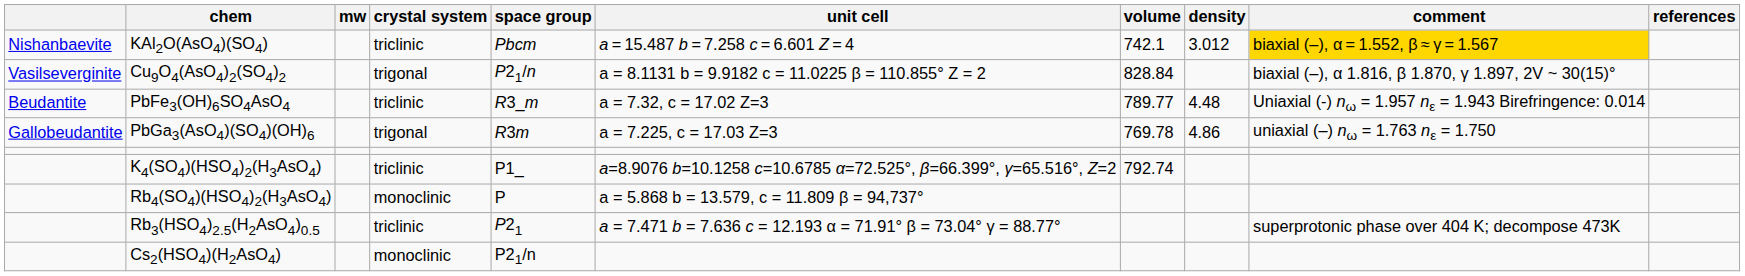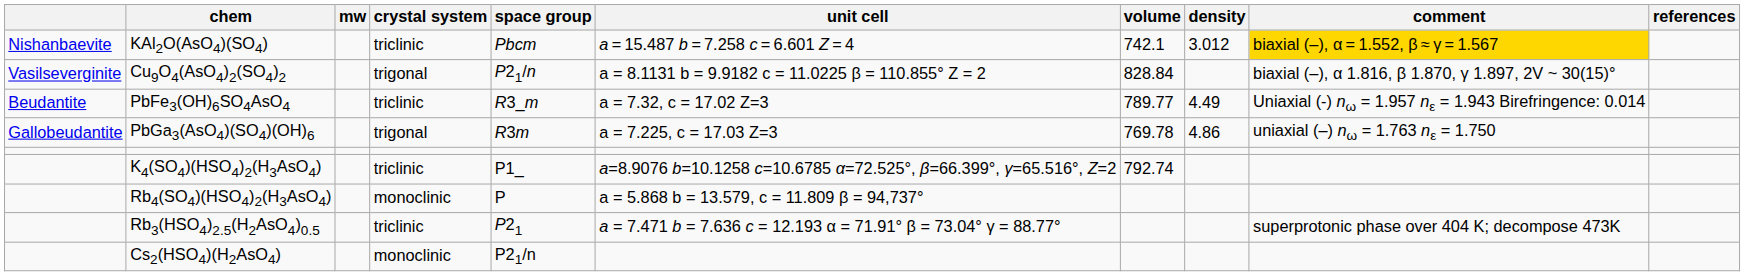(1204, 103) 4.48 -> (1204, 103) 4.49
